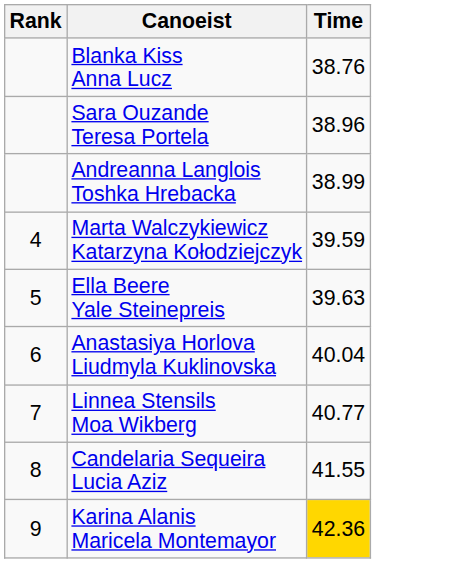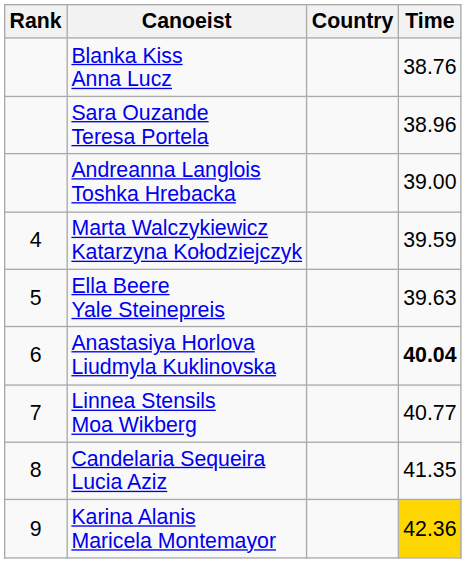+ column: (353, 21)
(339, 182) 38.99 -> (430, 182) 39.00
(339, 355) normal -> (430, 355) bold
(339, 470) 41.55 -> (430, 470) 41.35
